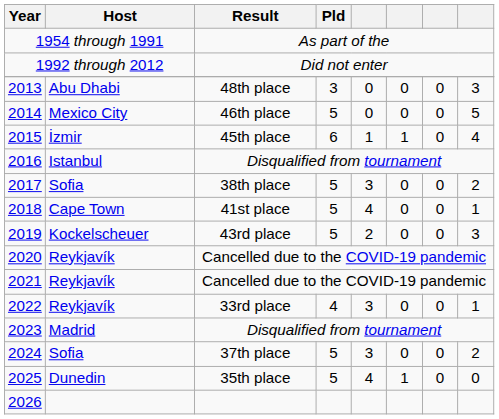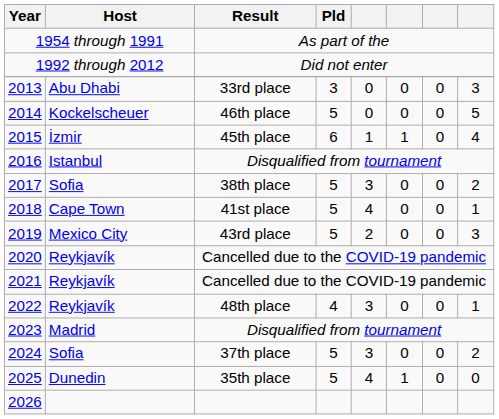(255, 88) 48th place -> (255, 88) 33rd place
(88, 112) Mexico City -> (99, 112) Kockelscheuer
(99, 233) Kockelscheuer -> (88, 233) Mexico City
(255, 305) 33rd place -> (255, 305) 48th place
